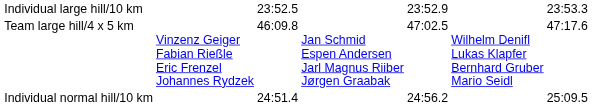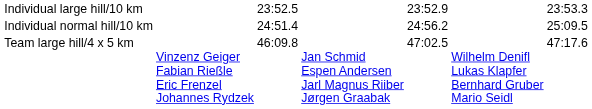rows swapped: (79, 98) <-> (69, 26)
